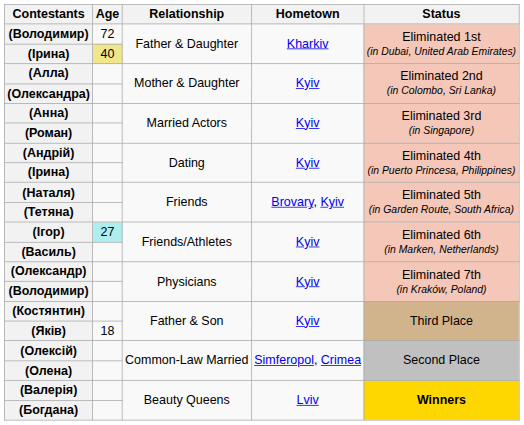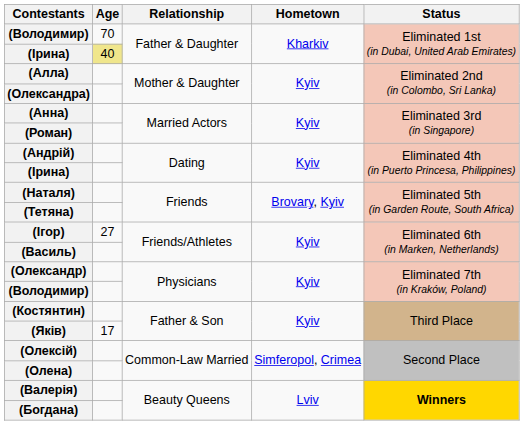(108, 34) 72 -> (108, 34) 70
(108, 232) paleturquoise background -> (108, 232) no background
(108, 331) 18 -> (108, 331) 17
